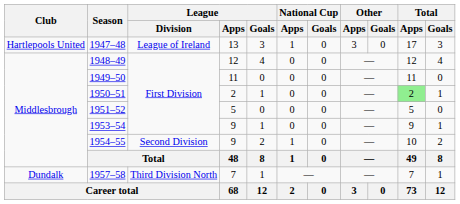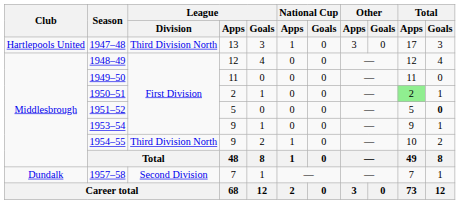(174, 45) League of Ireland -> (174, 45) Third Division North
(440, 110) normal -> (440, 110) bold
(174, 142) Second Division -> (174, 142) Third Division North
(174, 175) Third Division North -> (174, 175) Second Division
